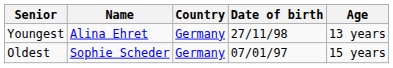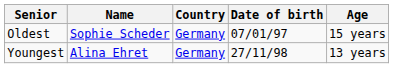rows swapped: (36, 33) <-> (29, 53)
